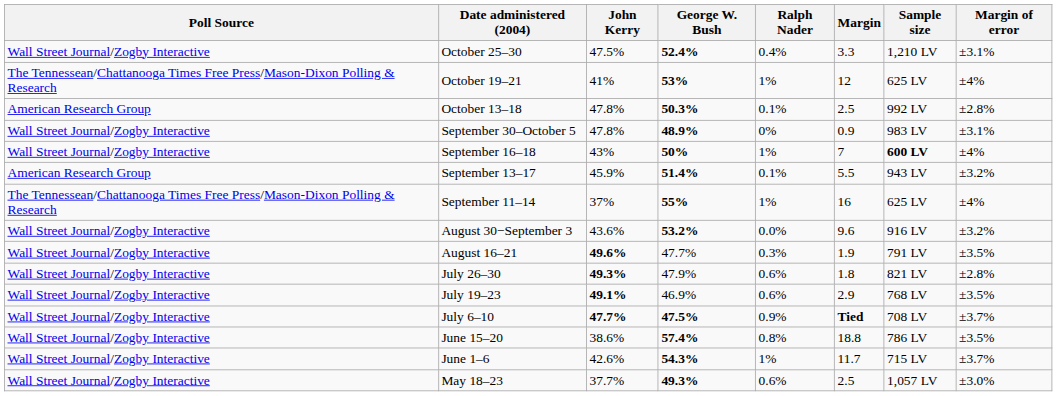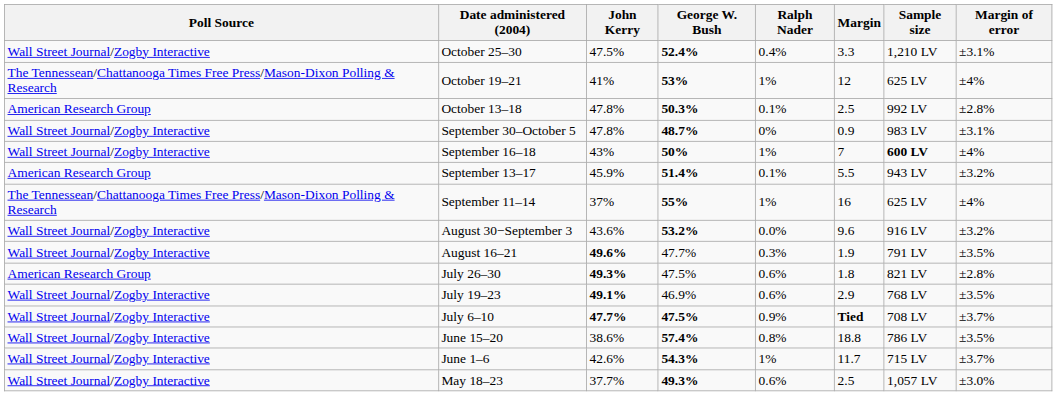(680, 130) 48.9% -> (680, 130) 48.7%
(109, 273) Wall Street Journal/Zogby Interactive -> (79, 273) American Research Group
(679, 273) 47.9% -> (679, 273) 47.5%
